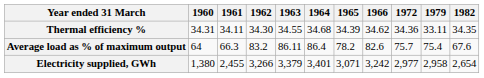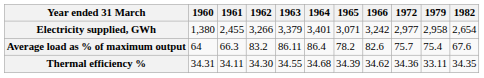rows swapped: (96, 64) <-> (96, 30)
